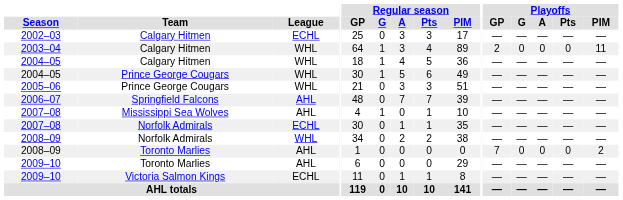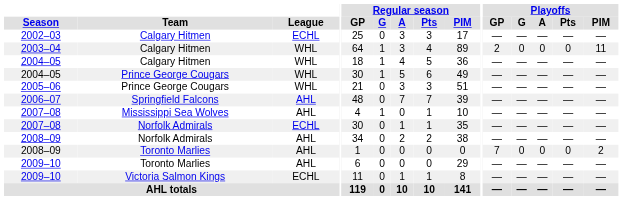(306, 138) WHL -> (306, 138) AHL
